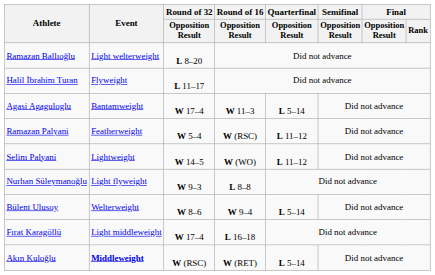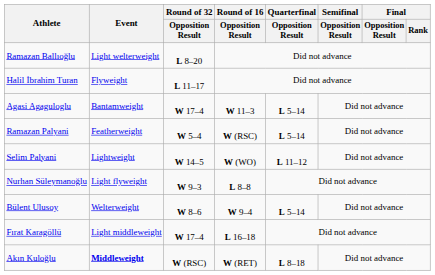(292, 137) L 11–12 -> (292, 137) L 5–14
(292, 263) L 5–14 -> (292, 263) L 8–18
